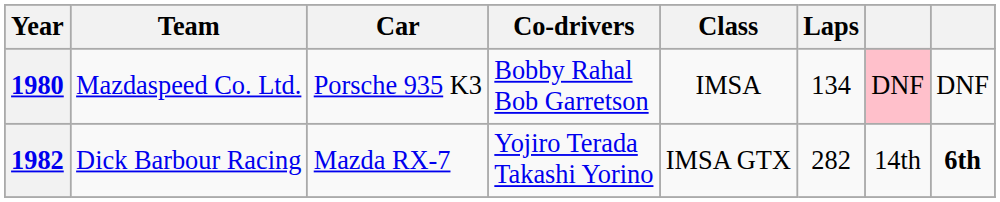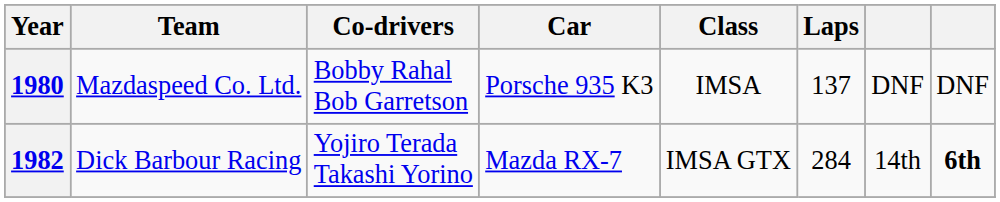columns swapped: (574, 26) <-> (398, 26)
(831, 85) 134 -> (831, 85) 137
(898, 85) pink background -> (898, 85) no background
(831, 160) 282 -> (831, 160) 284
